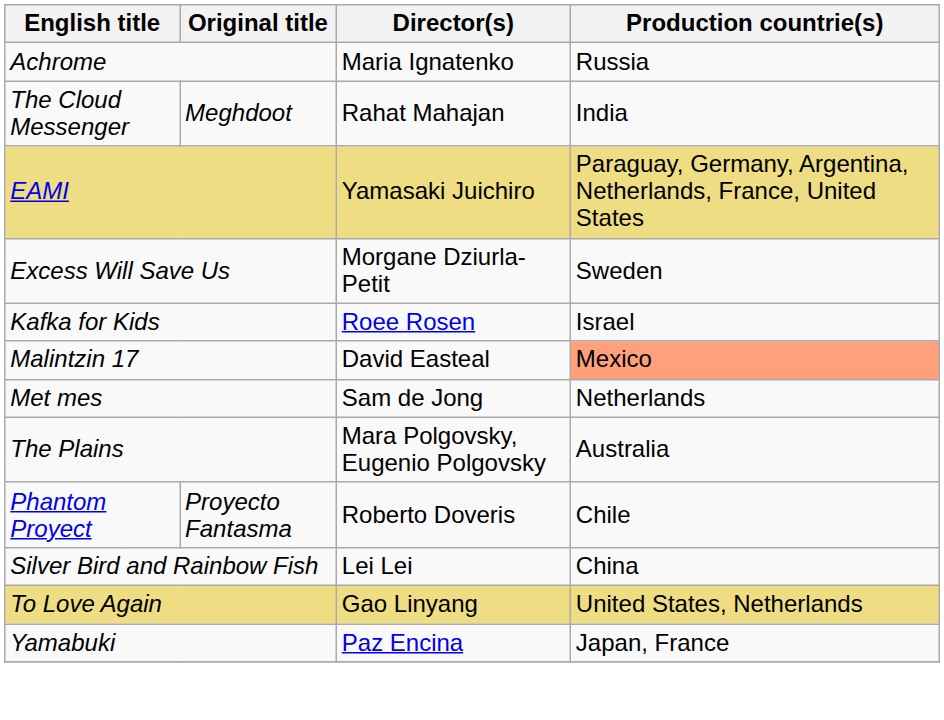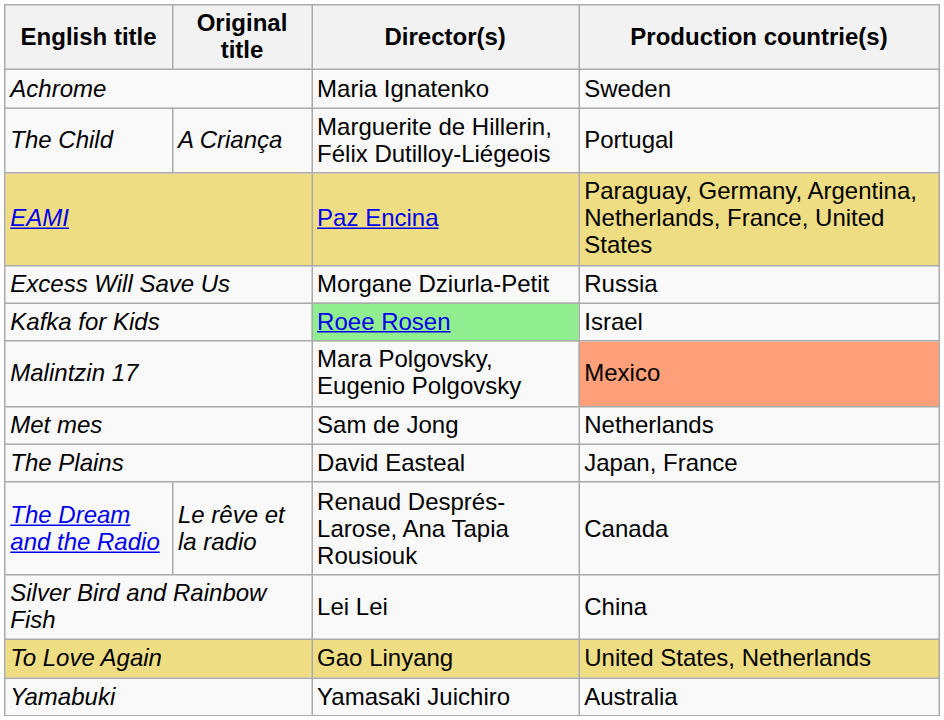(613, 61) Russia -> (628, 88) Sweden
+ row: (62, 140)
- row: (70, 113)
(438, 191) Yamasaki Juichiro -> (378, 218) Paz Encina
(619, 270) Sweden -> (621, 283) Russia
(408, 321) no background -> (384, 321) lightgreen background
(416, 359) David Easteal -> (419, 373) Mara Polgovsky, Eugenio Polgovsky
(444, 449) Mara Polgovsky, Eugenio Polgovsky -> (391, 463) David Easteal
(623, 449) Australia -> (661, 463) Japan, France
- row: (58, 514)
+ row: (85, 528)
(402, 642) Paz Encina -> (414, 696) Yamasaki Juichiro
(653, 642) Japan, France -> (631, 696) Australia
